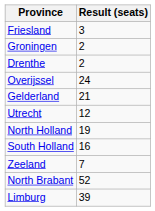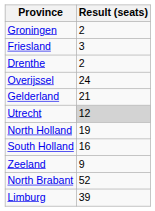rows swapped: (32, 46) <-> (29, 30)
(85, 113) no background -> (85, 113) lightgrey background
(82, 164) 7 -> (82, 164) 9
